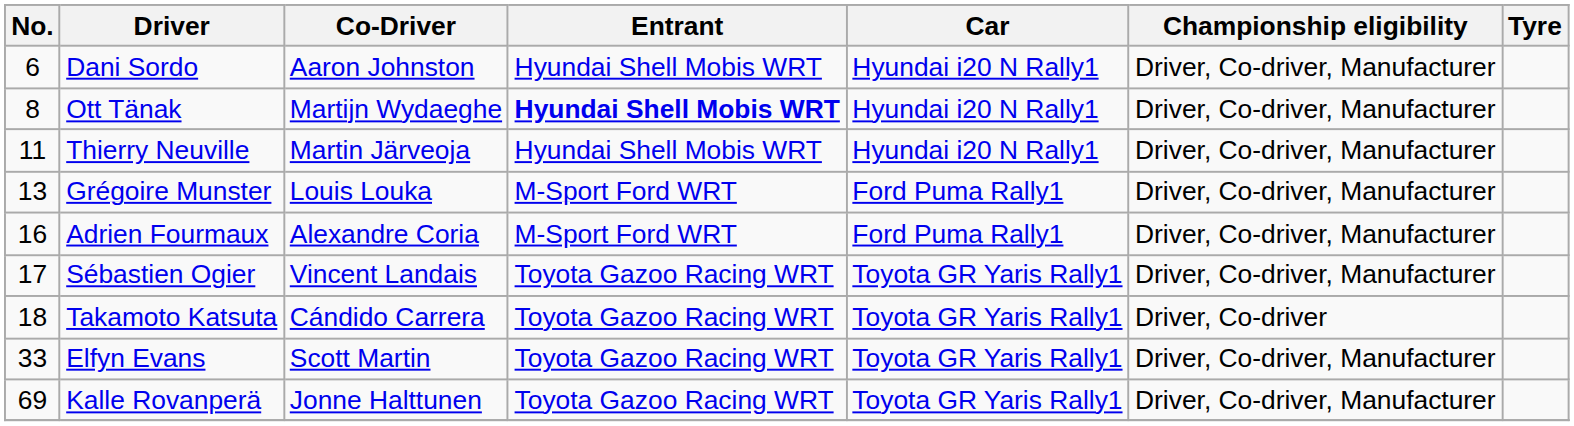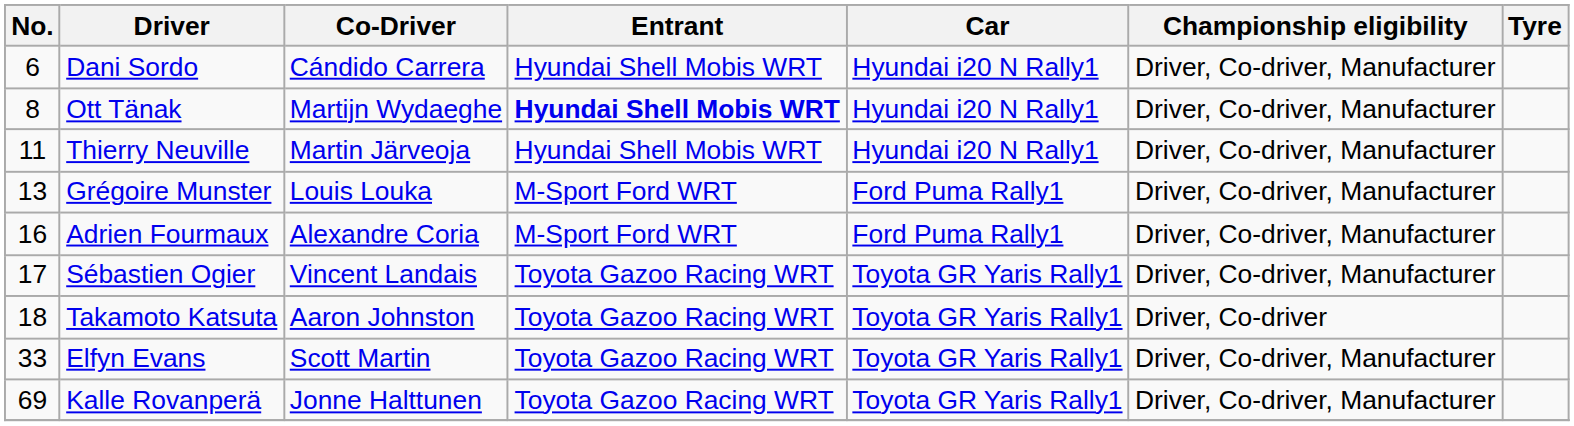(382, 67) Aaron Johnston -> (387, 67) Cándido Carrera
(387, 316) Cándido Carrera -> (382, 316) Aaron Johnston
